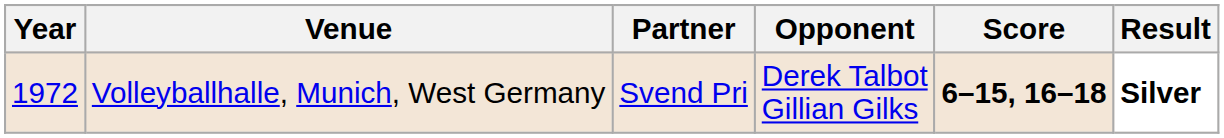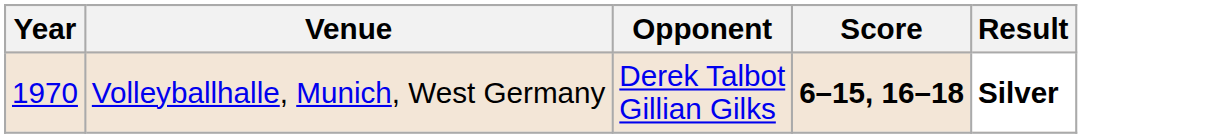- column: (684, 29)
(45, 92) 1972 -> (45, 92) 1970
